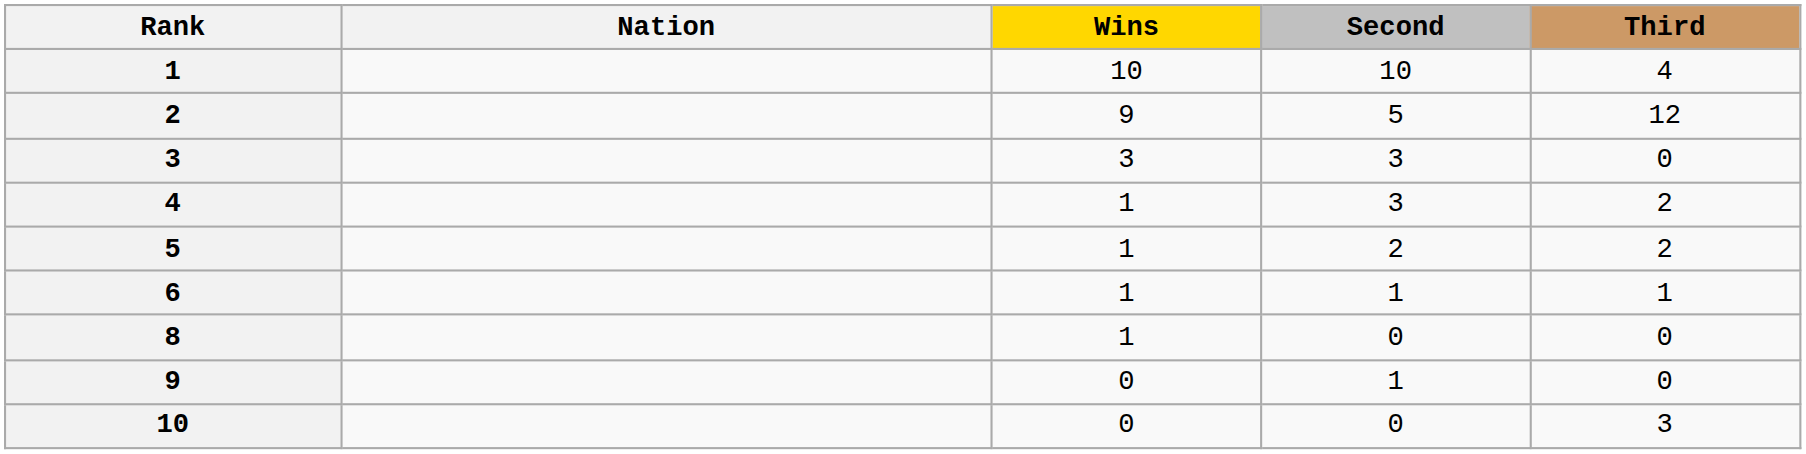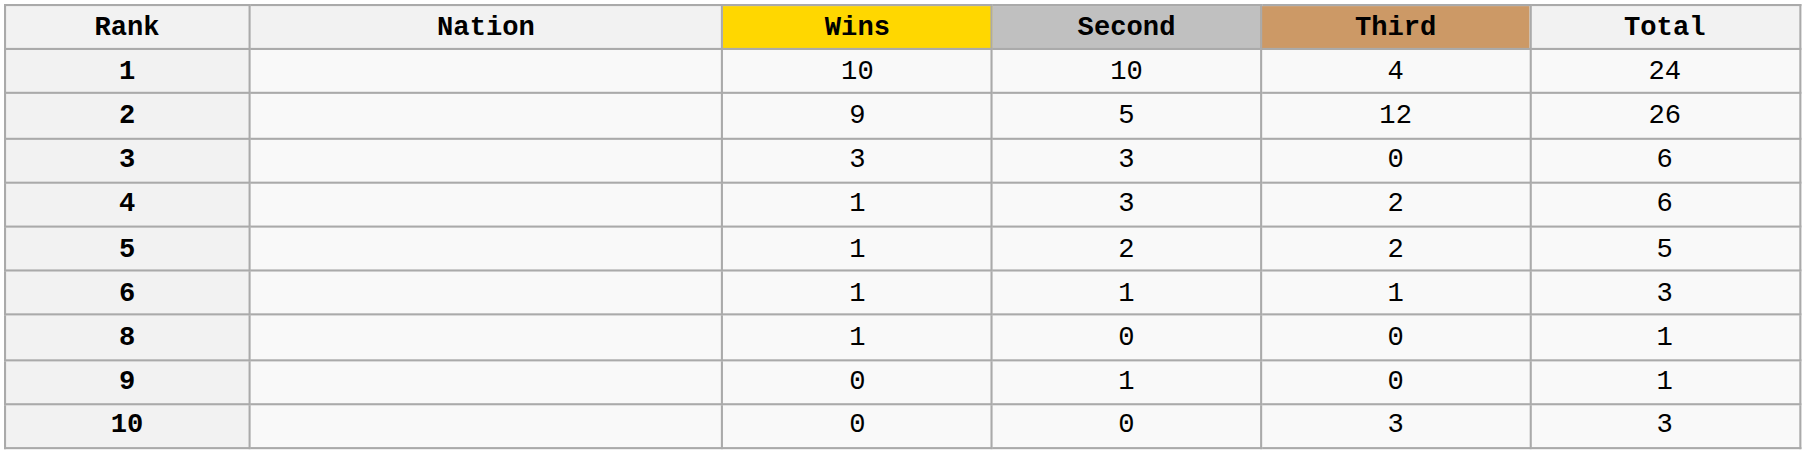+ column: (1665, 27)
